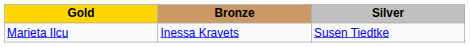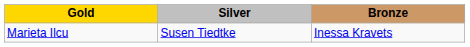columns swapped: (388, 13) <-> (235, 13)
